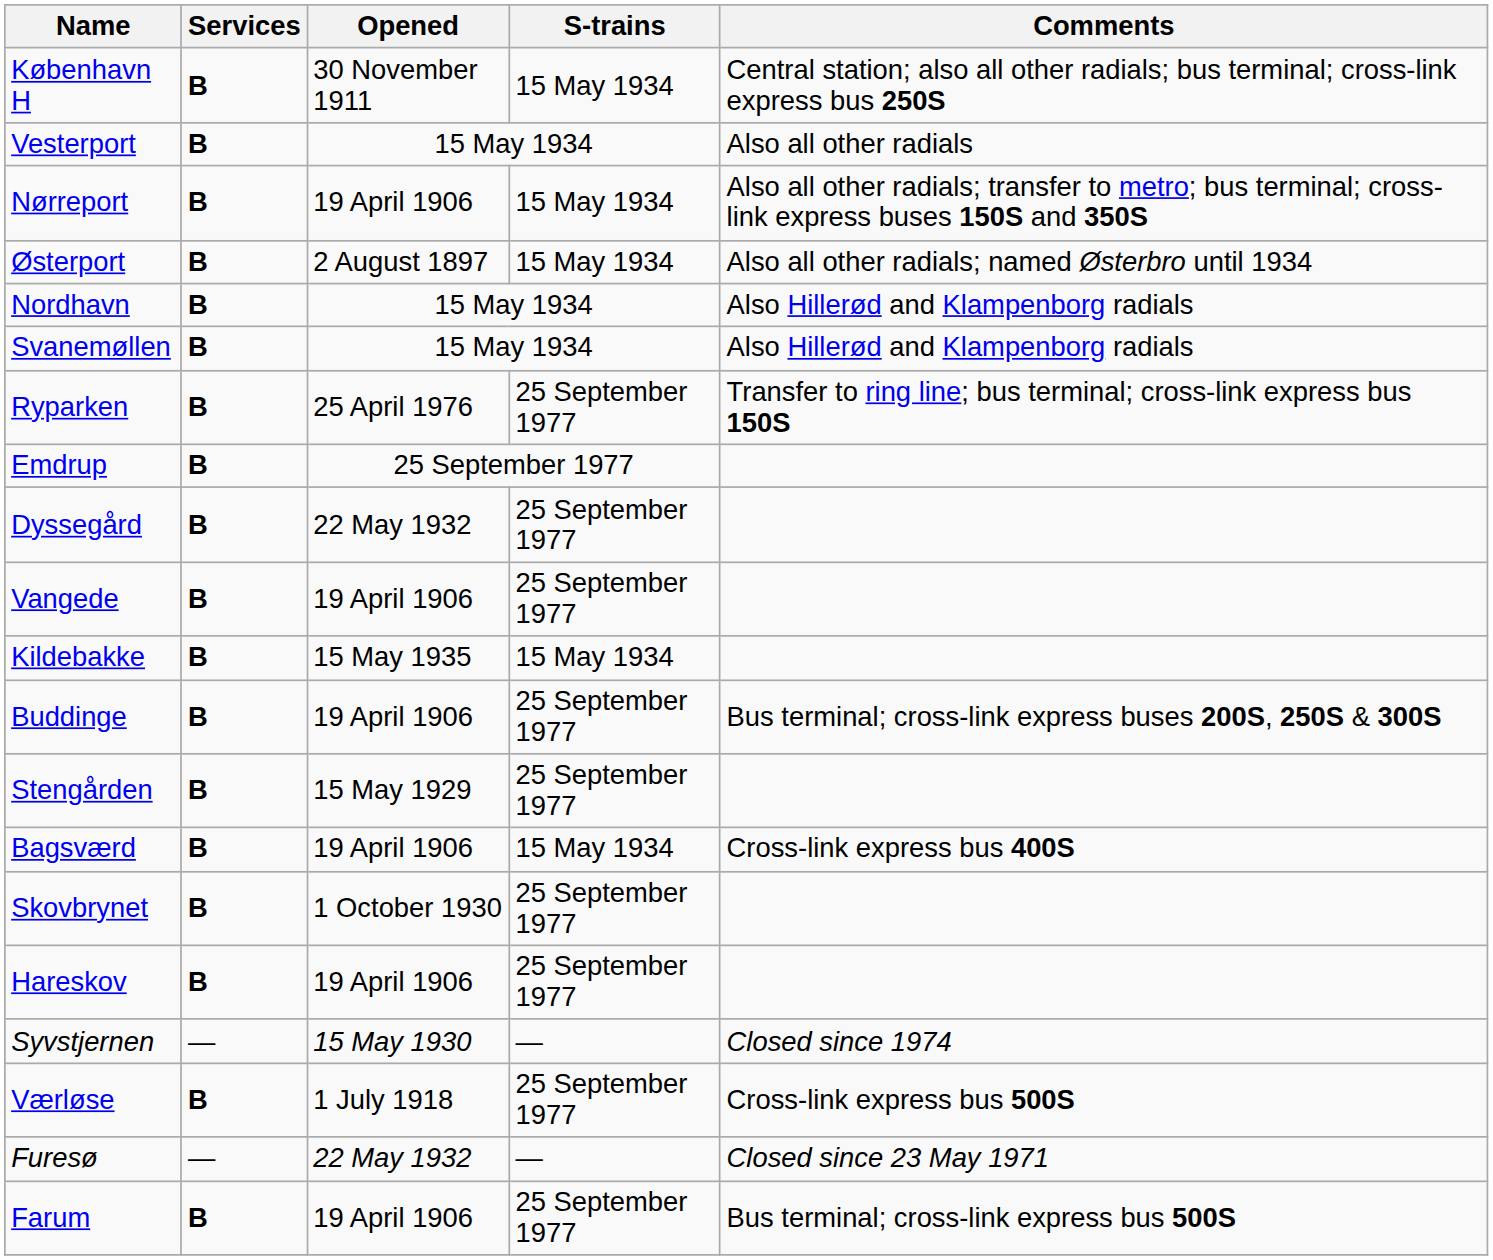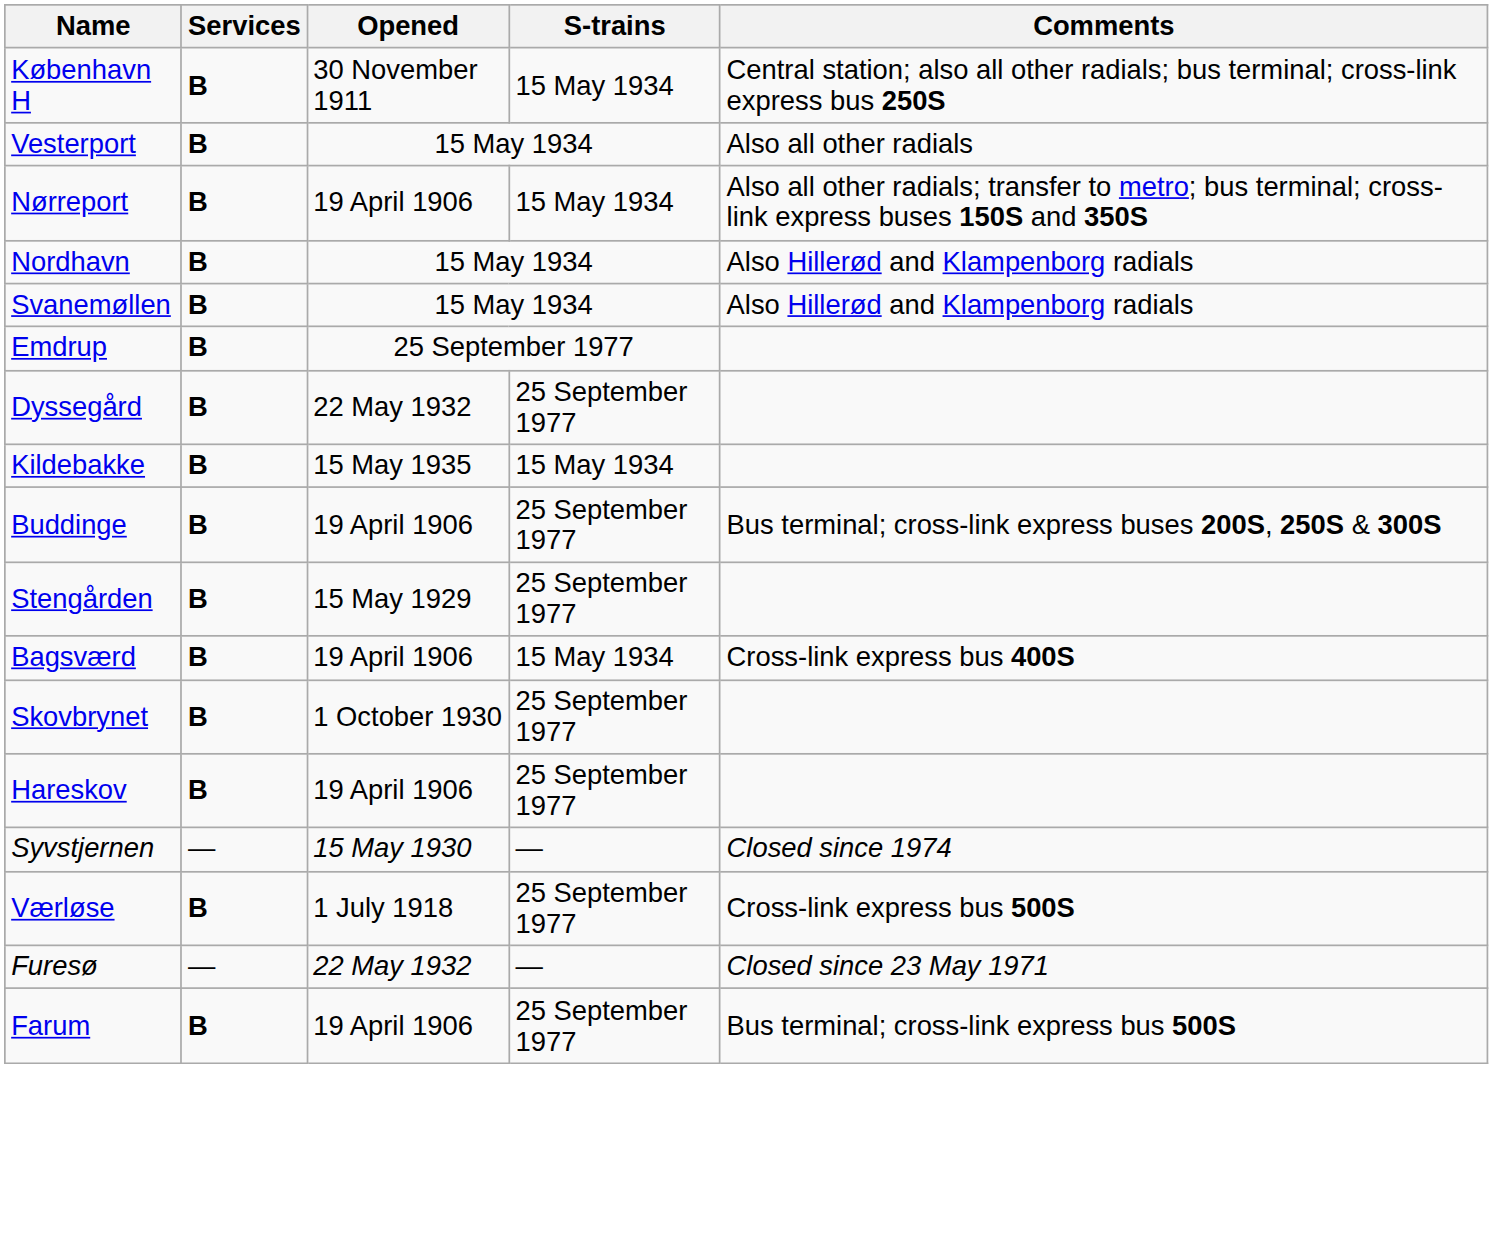- row: (68, 261)
- row: (70, 406)
- row: (65, 598)
